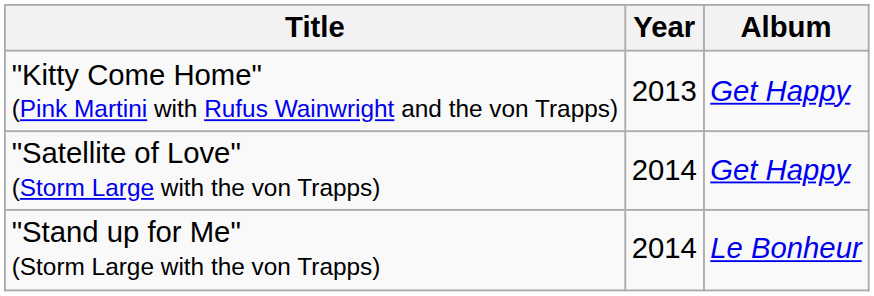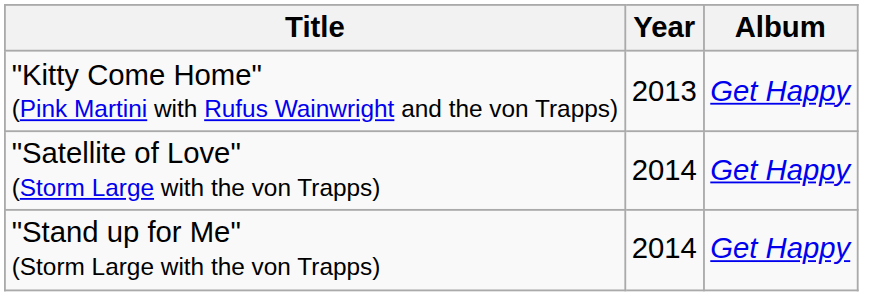(786, 249) Le Bonheur -> (780, 249) Get Happy
